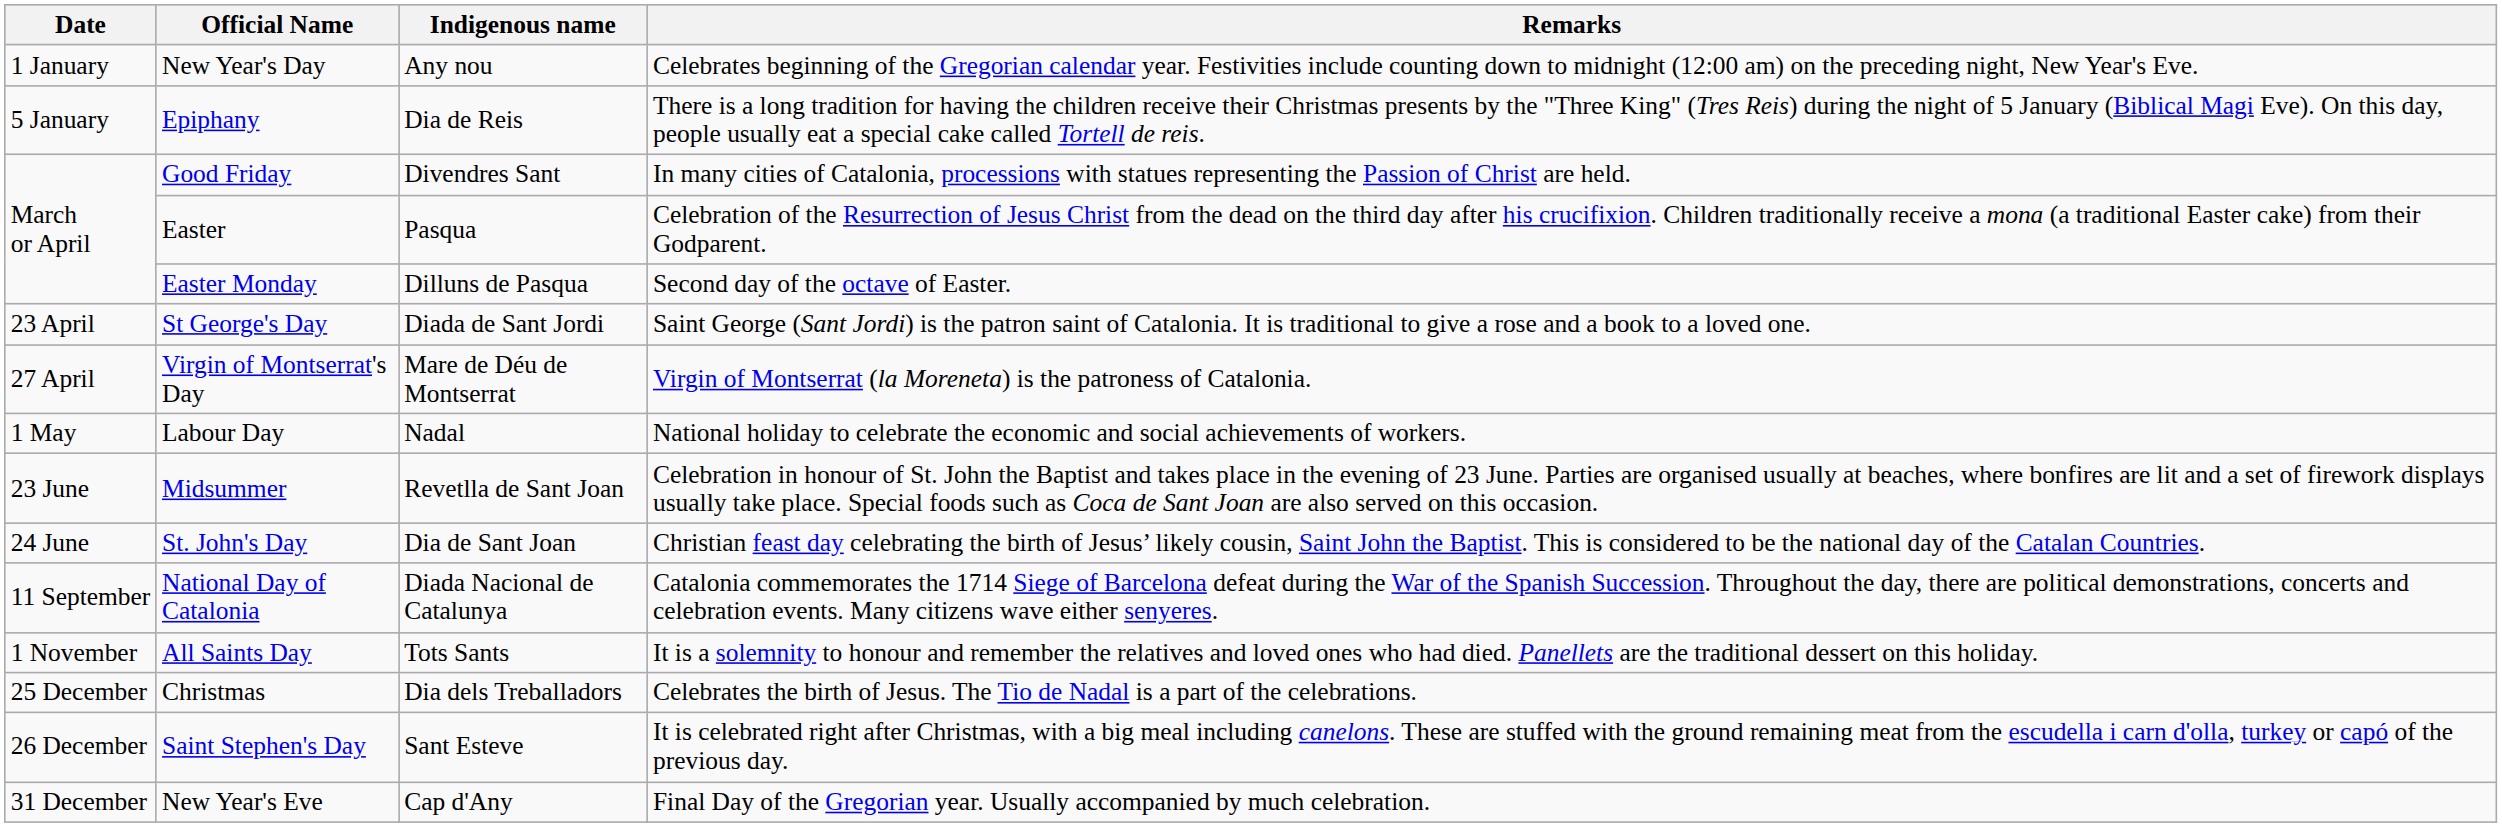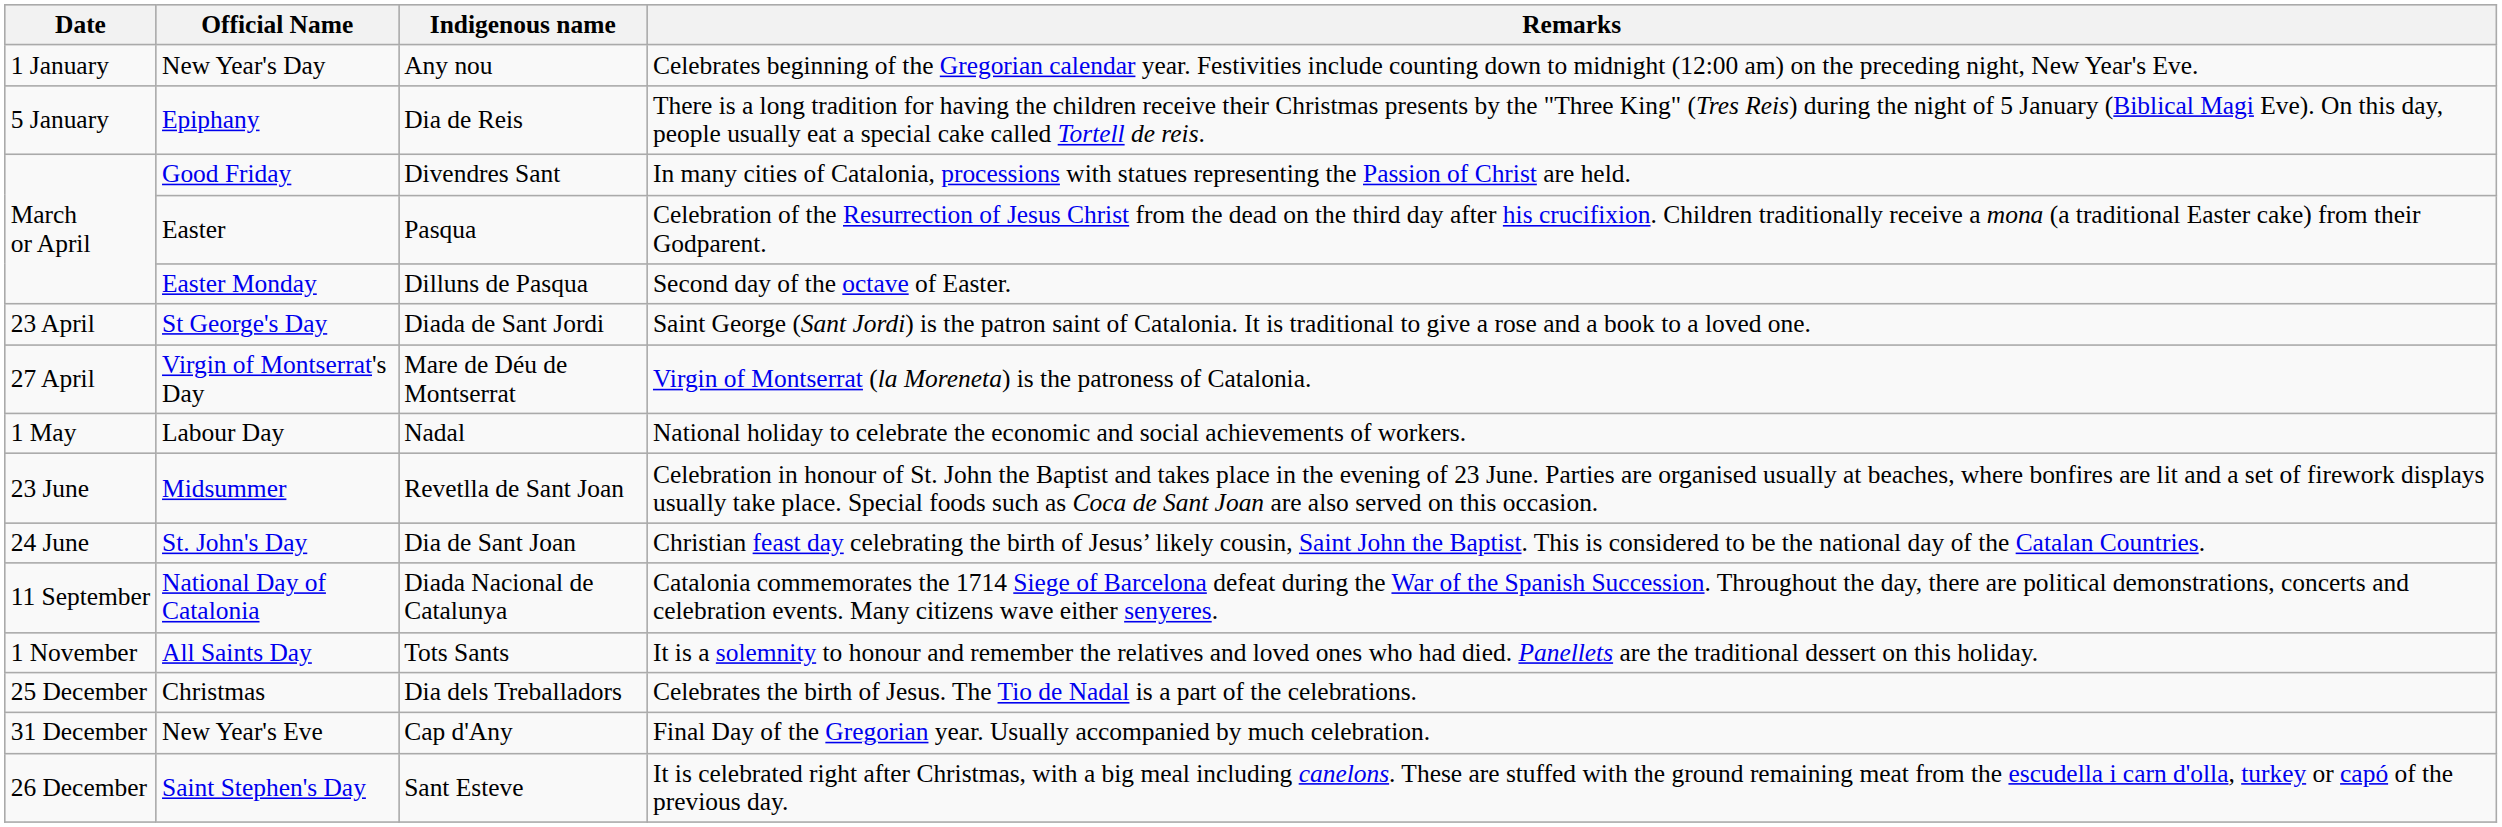rows swapped: (264, 746) <-> (242, 801)
